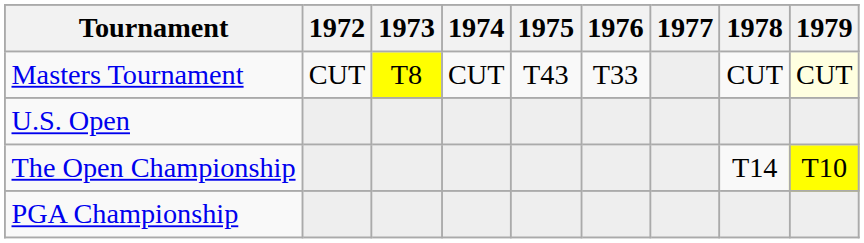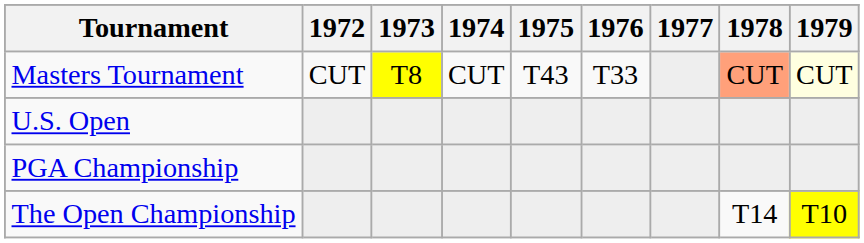(755, 74) no background -> (755, 74) lightsalmon background
rows swapped: (154, 167) <-> (125, 214)
